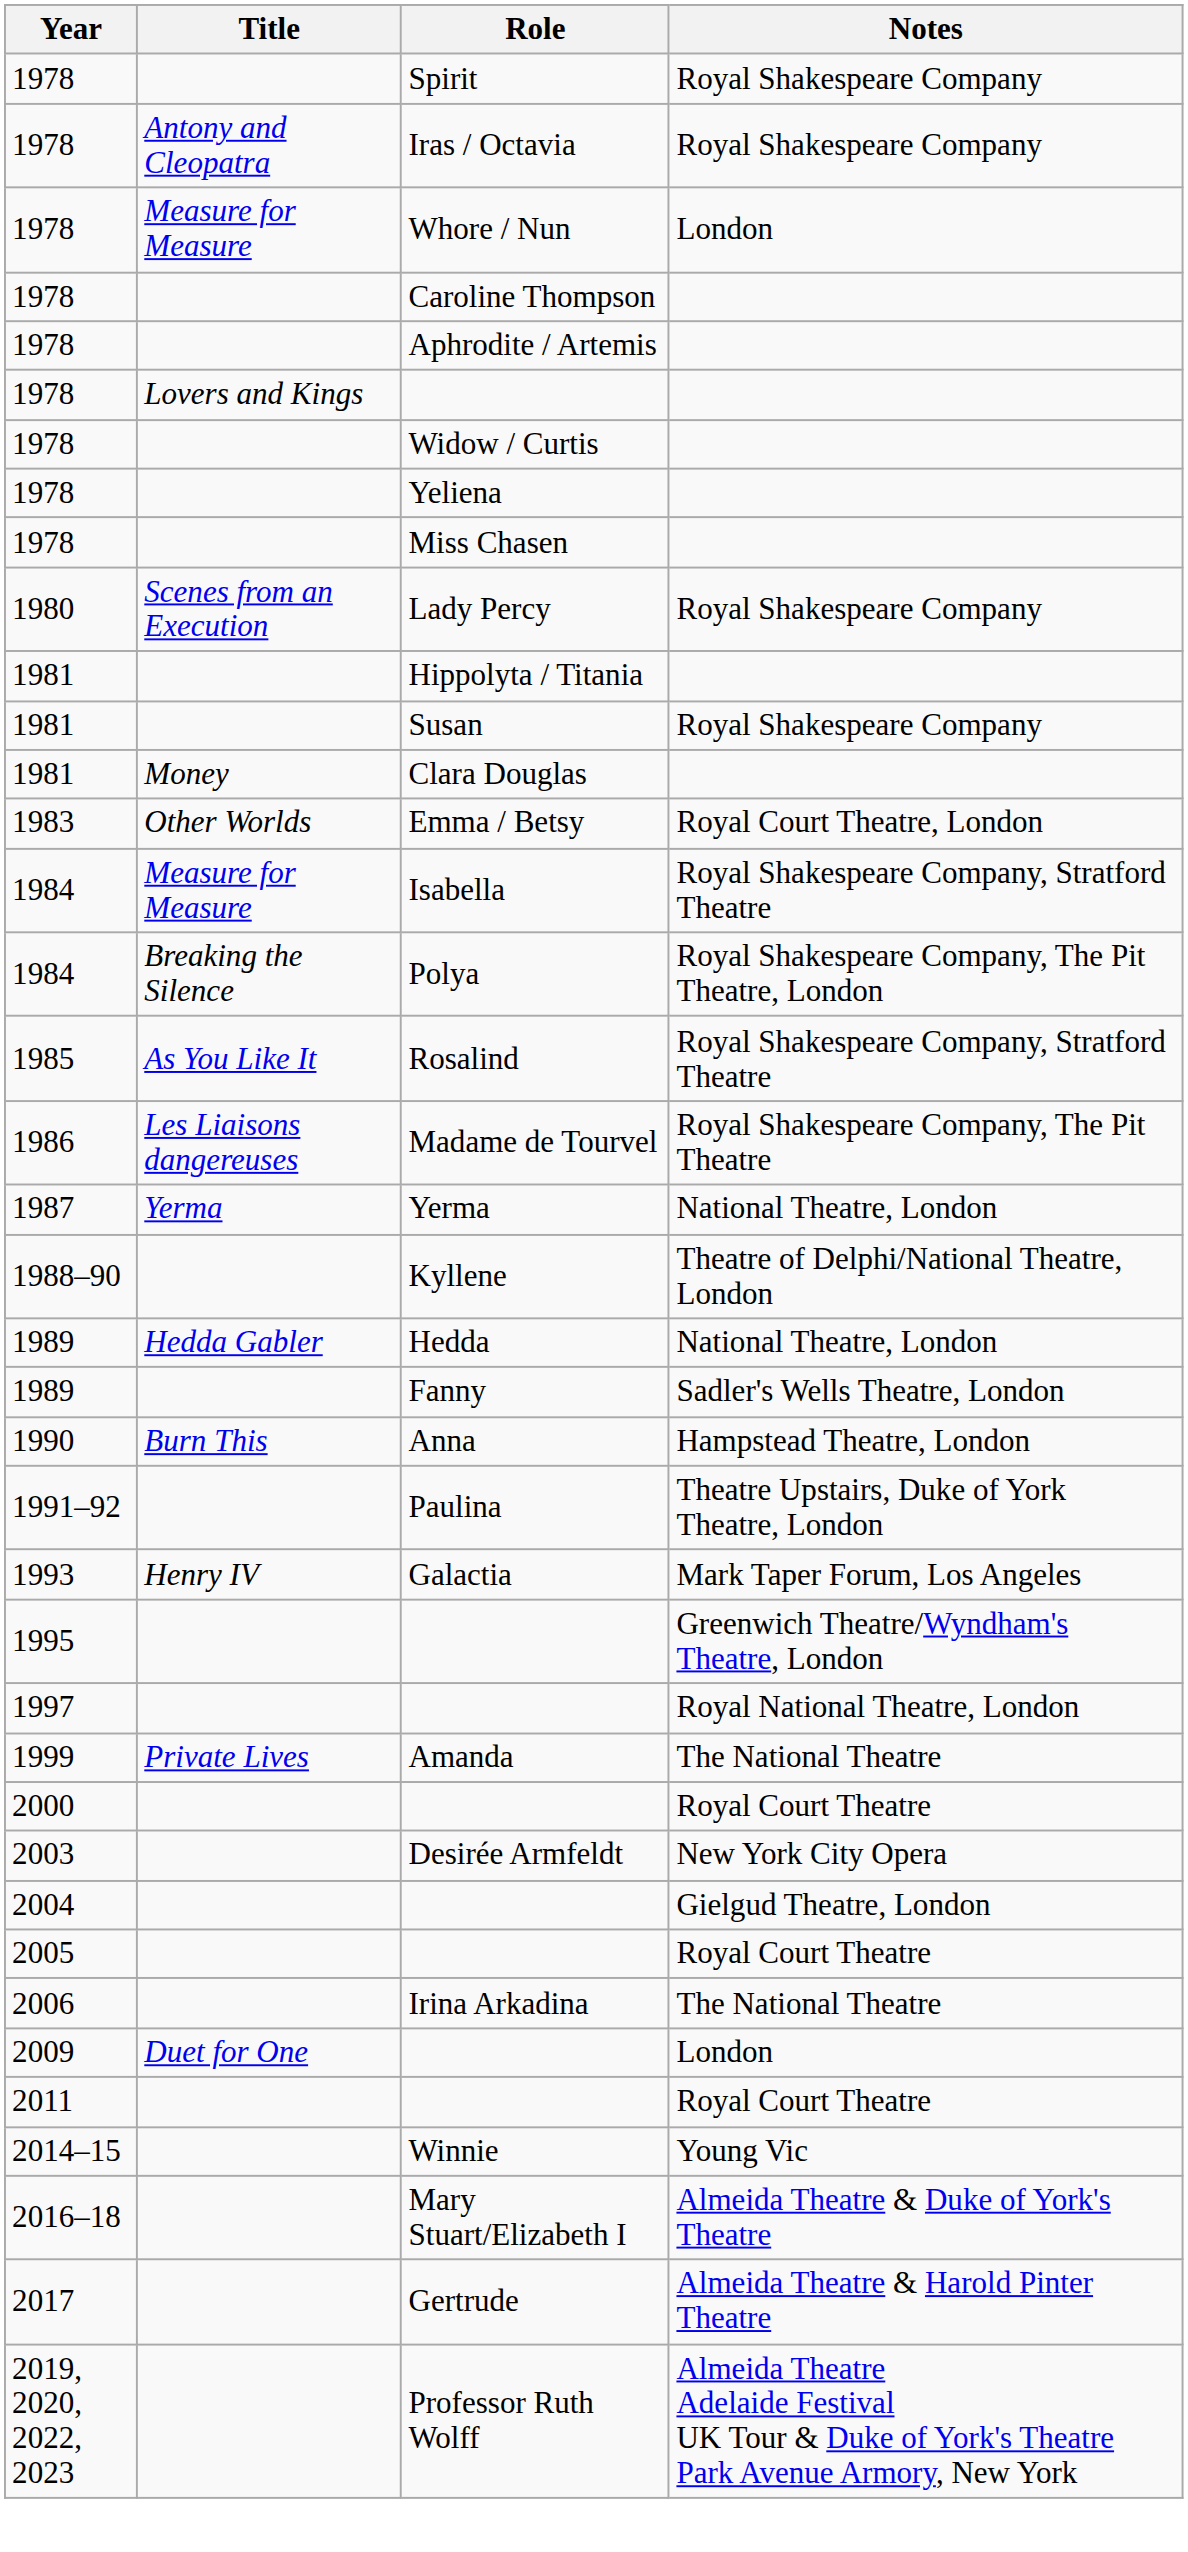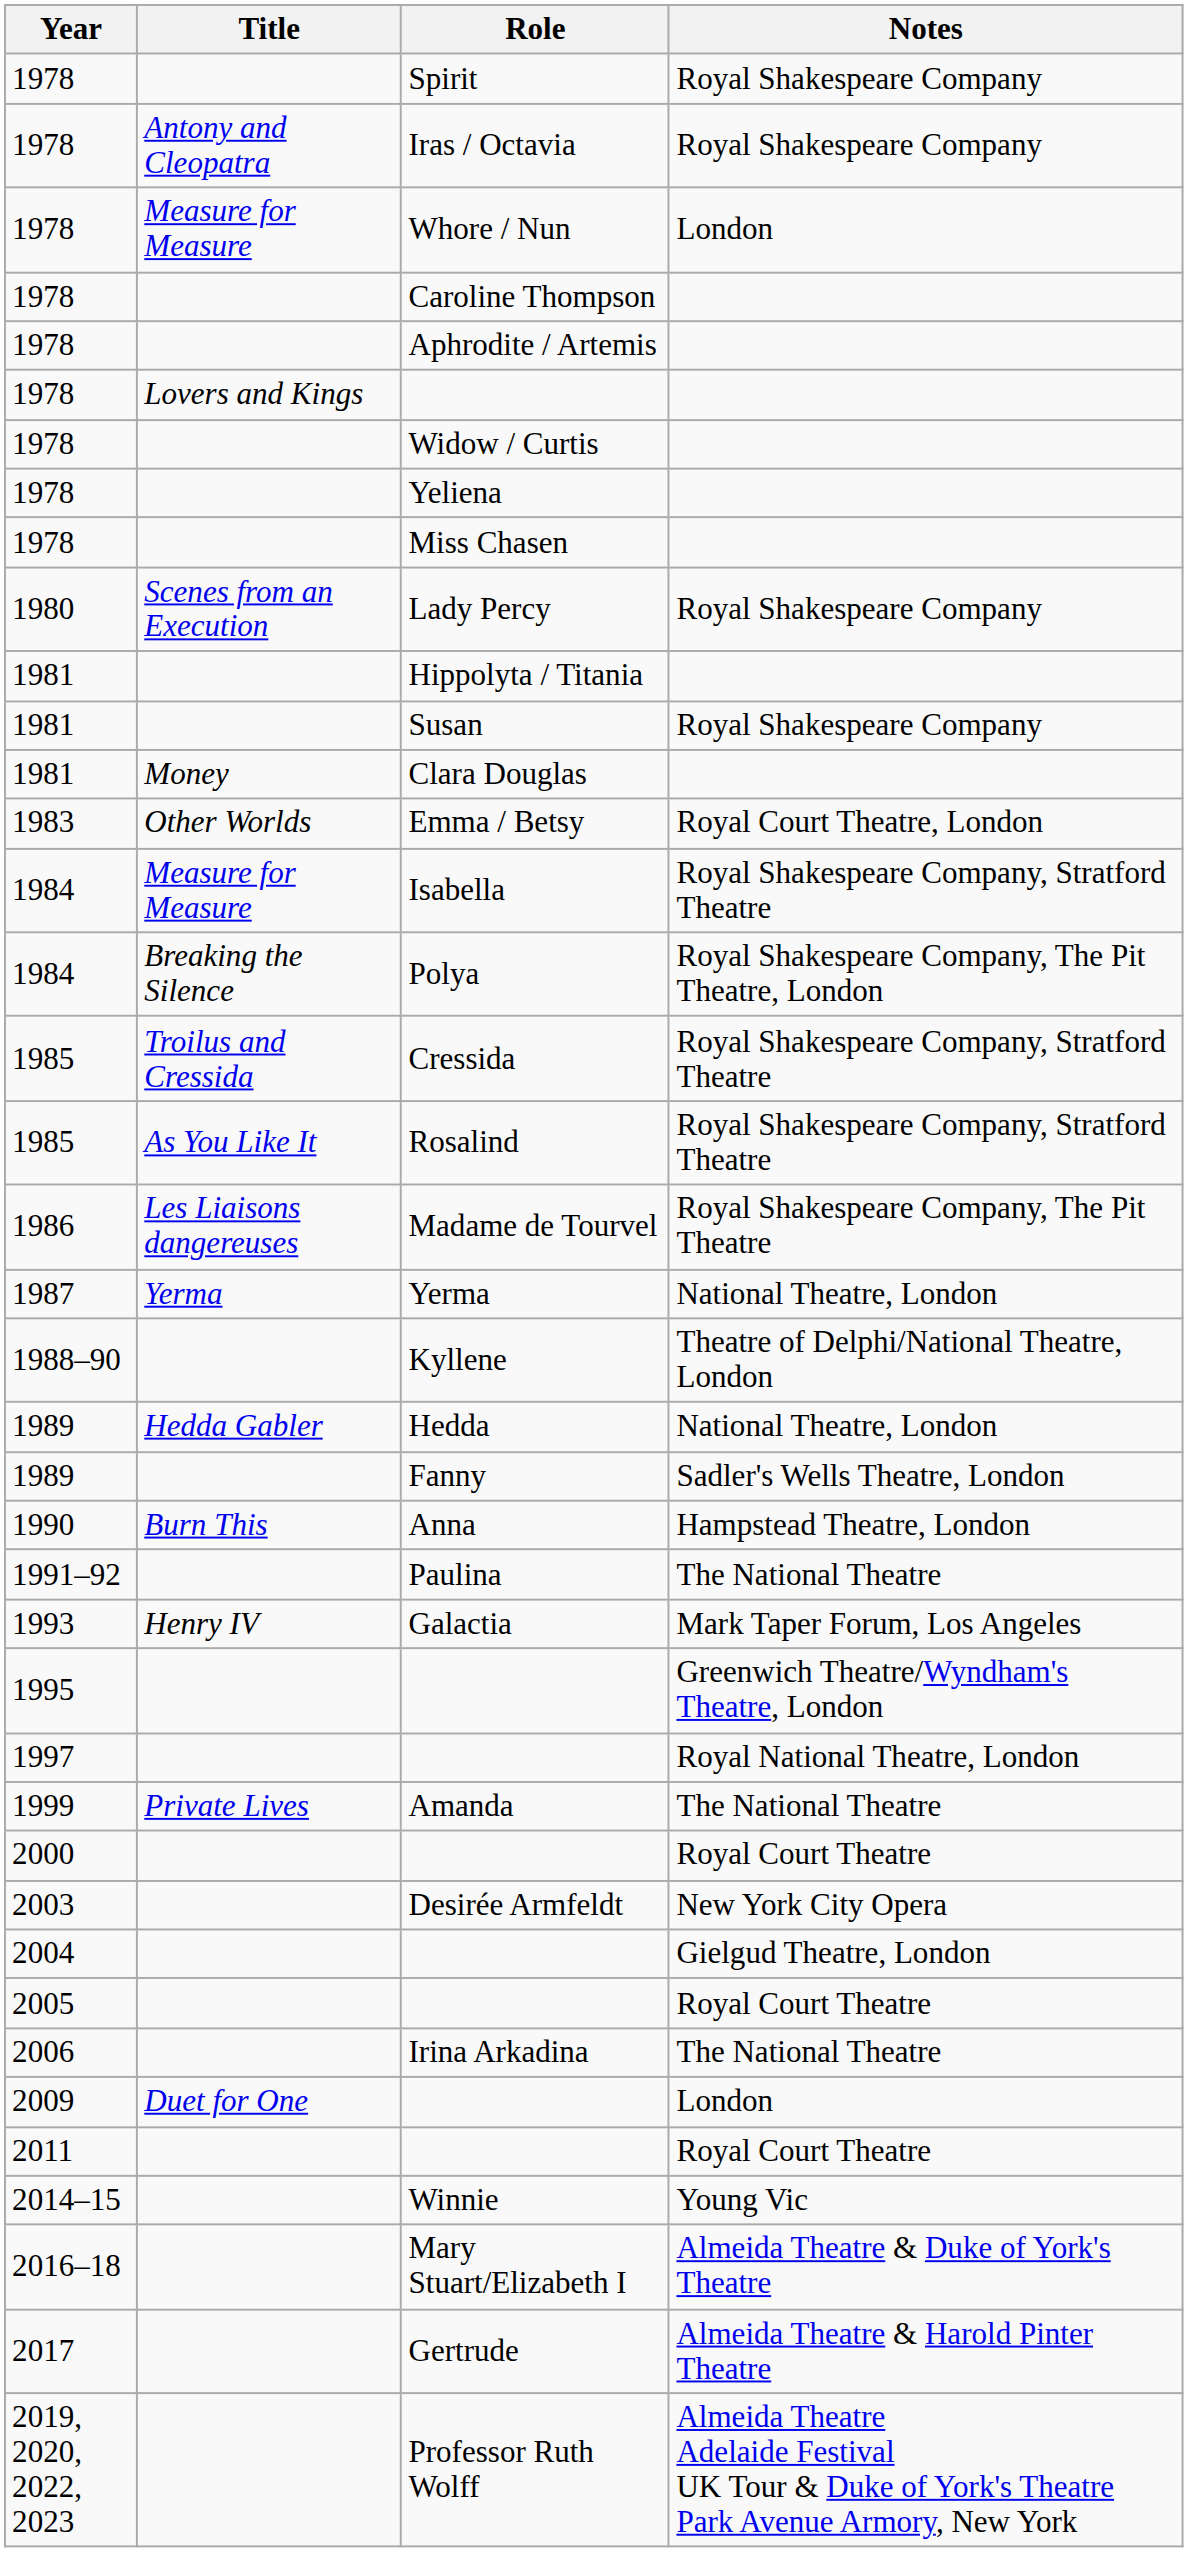+ row: (43, 1058)
(871, 1507) Theatre Upstairs, Duke of York Theatre, London -> (809, 1574) The National Theatre
